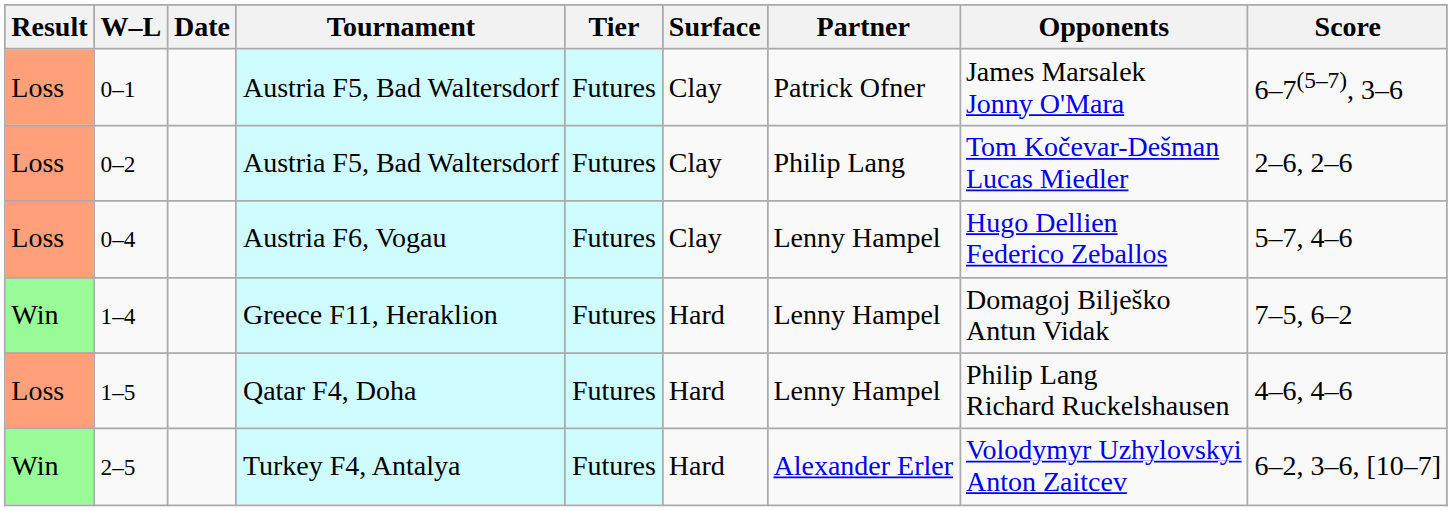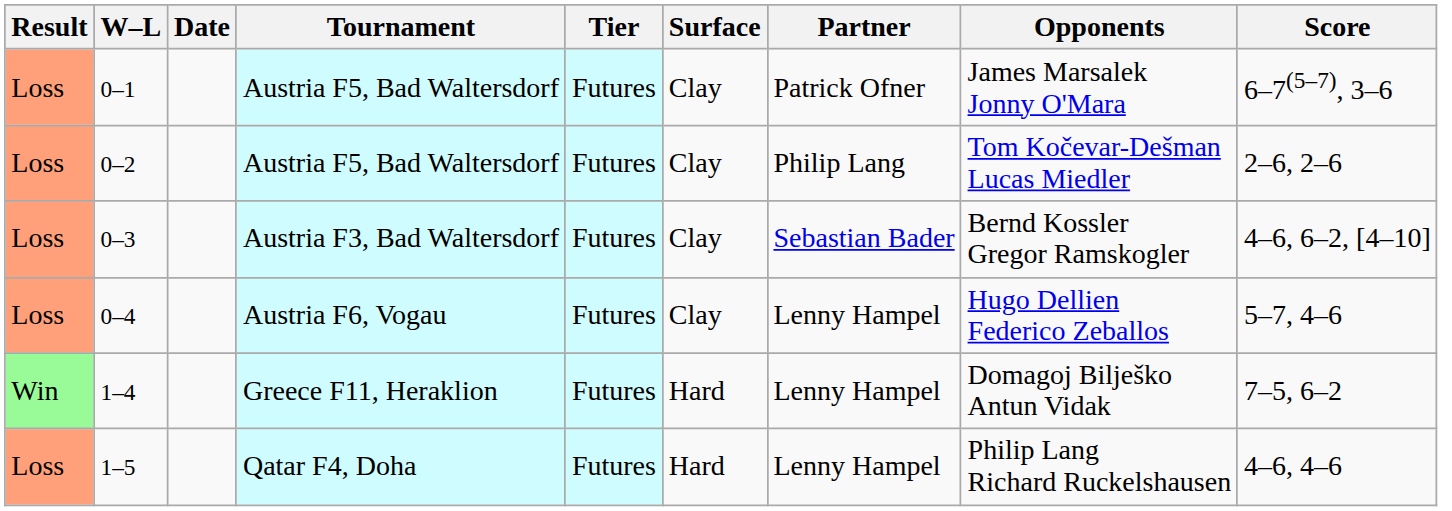+ row: (118, 240)
- row: (118, 468)
